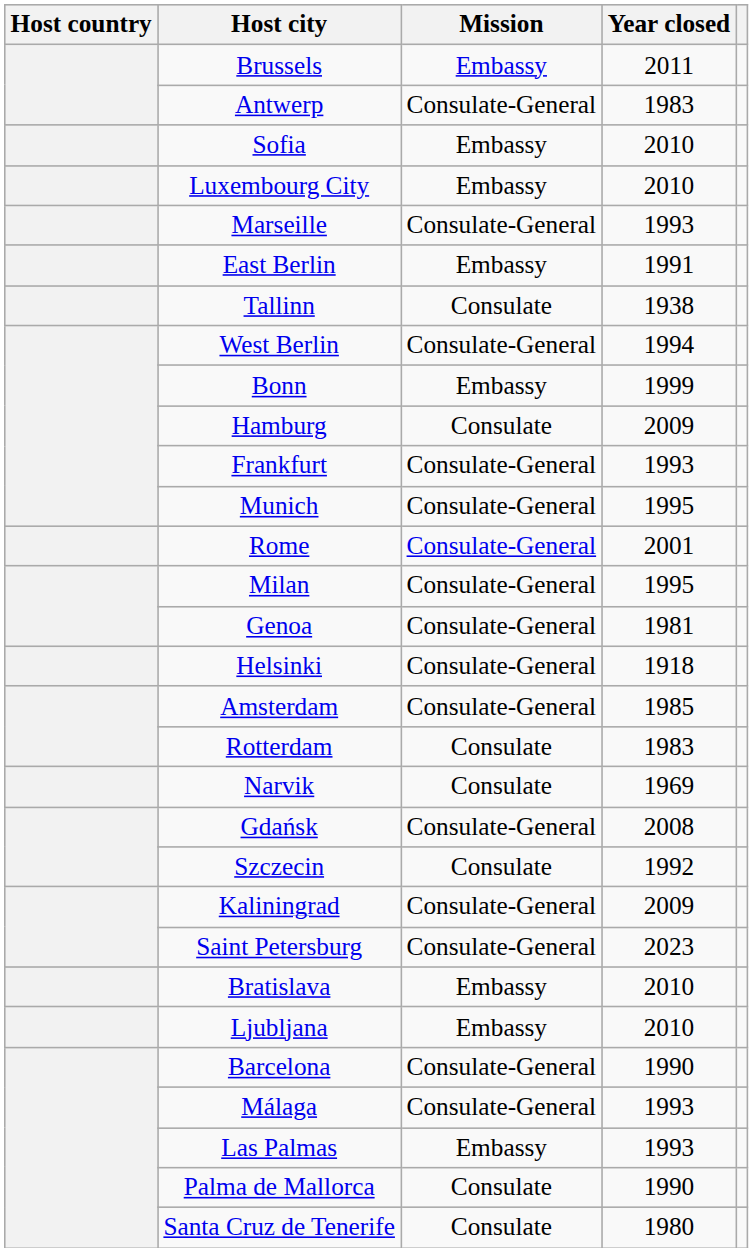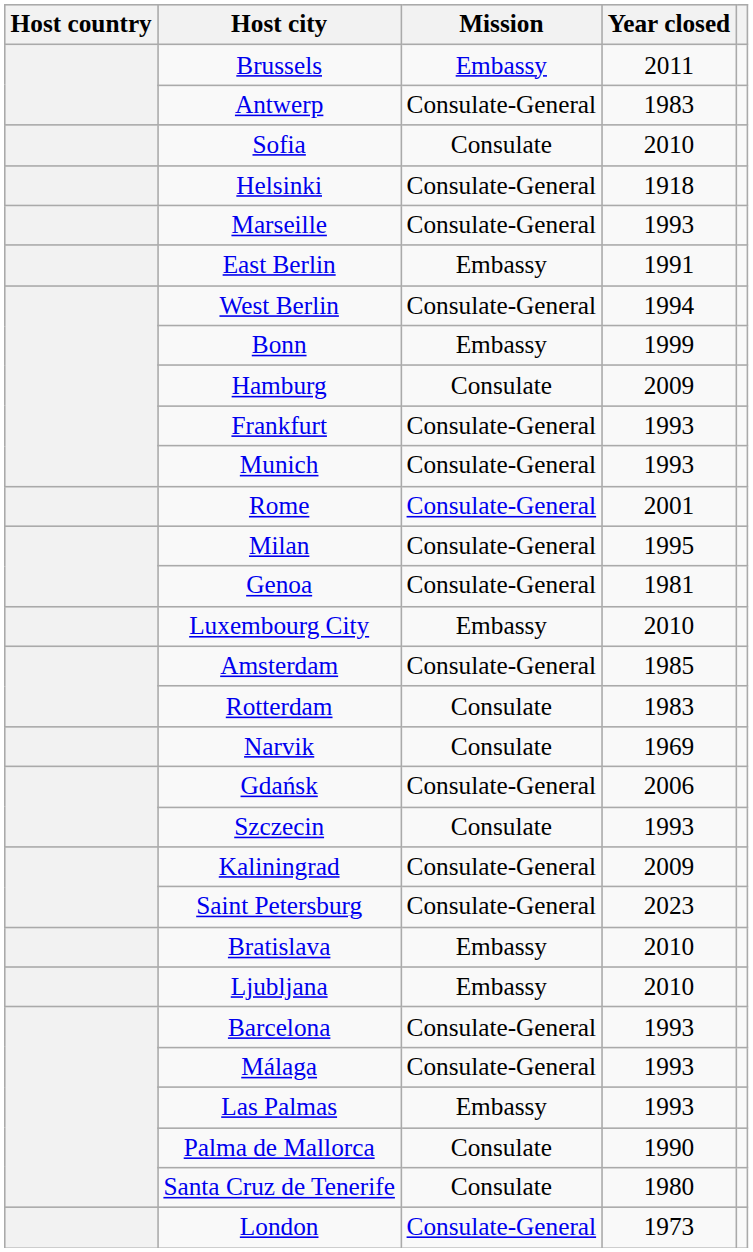(501, 144) Embassy -> (501, 144) Consulate
rows swapped: (279, 666) <-> (279, 184)
- row: (279, 305)
(669, 505) 1995 -> (669, 465) 1993
(669, 826) 2008 -> (669, 786) 2006
(669, 866) 1992 -> (669, 826) 1993
(669, 1066) 1990 -> (669, 1026) 1993
+ row: (279, 1227)
